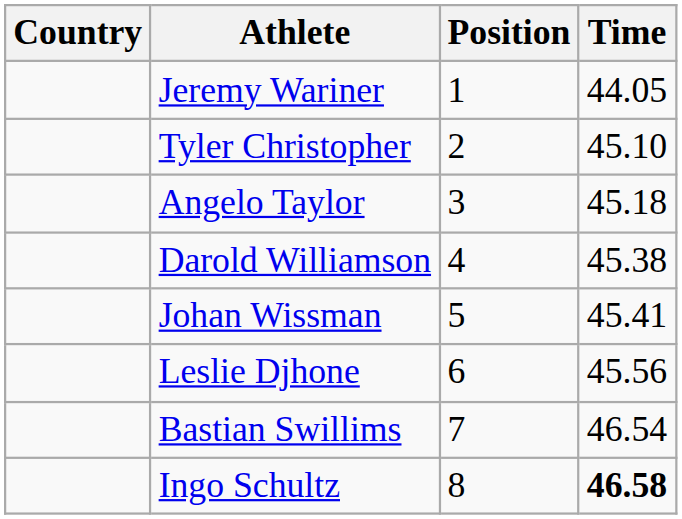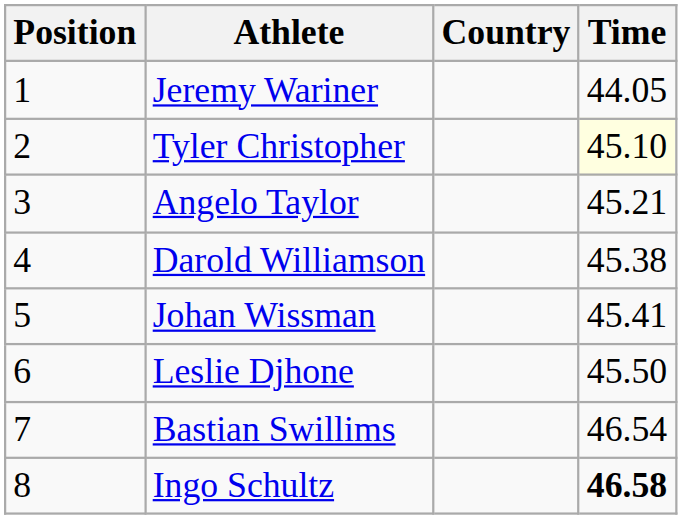columns swapped: (509, 32) <-> (78, 32)
(627, 145) no background -> (627, 145) lightyellow background
(627, 202) 45.18 -> (627, 202) 45.21
(627, 372) 45.56 -> (627, 372) 45.50
